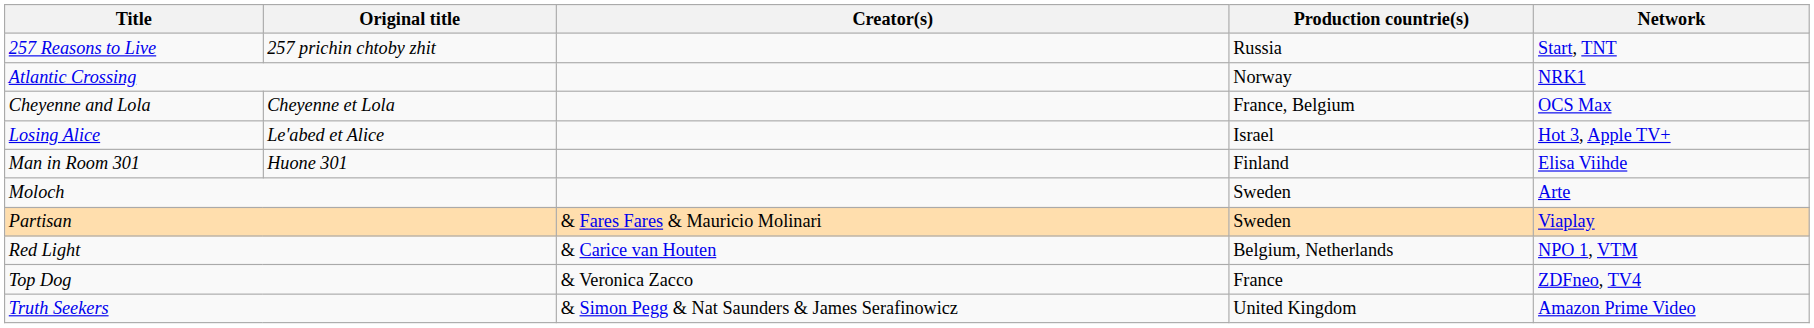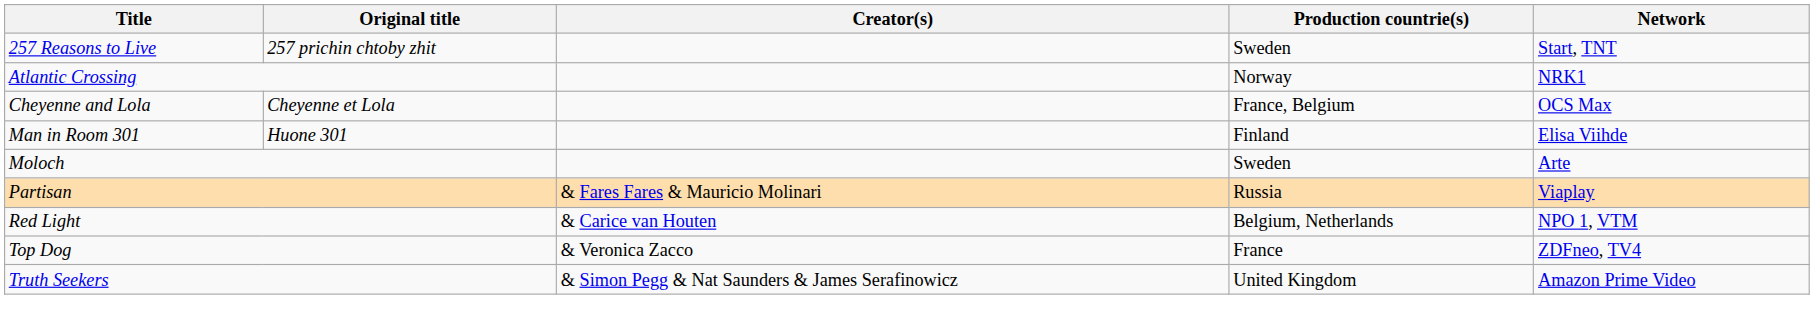(1258, 47) Russia -> (1262, 47) Sweden
- row: (54, 134)
(1262, 221) Sweden -> (1258, 192) Russia
